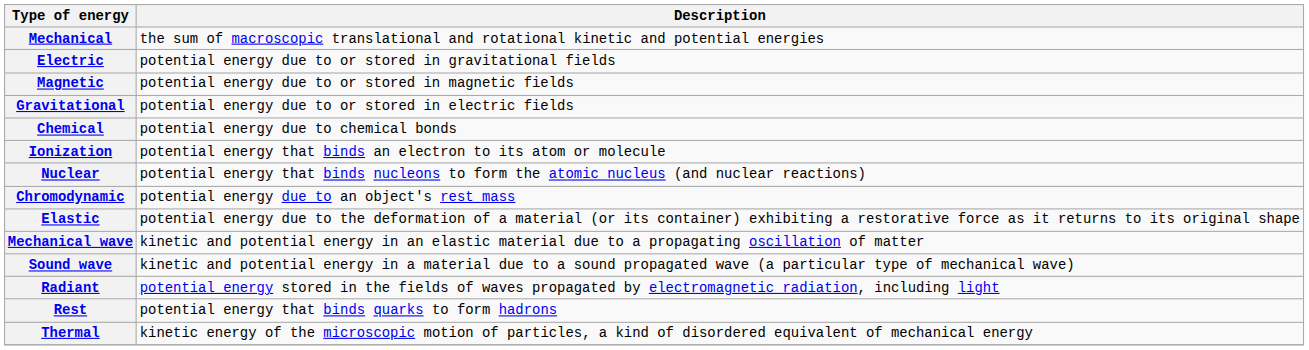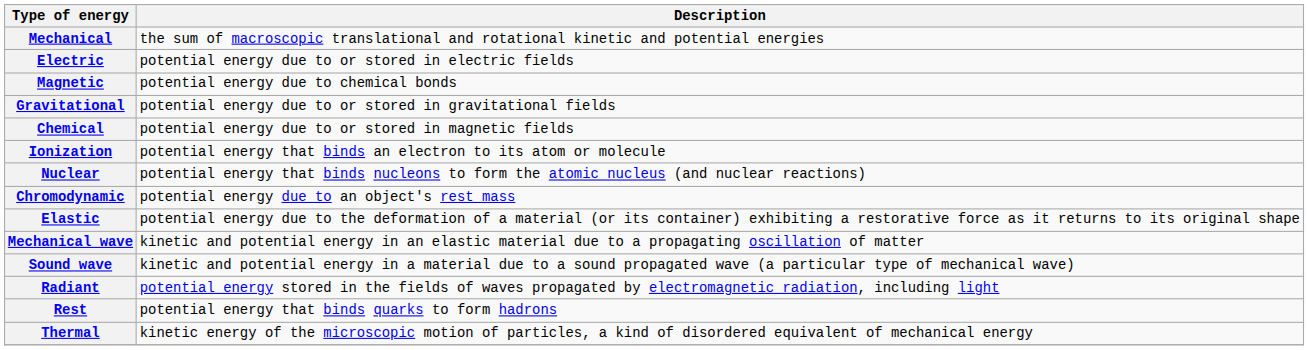(378, 61) potential energy due to or stored in gravitational fields -> (357, 61) potential energy due to or stored in electric fields
(357, 84) potential energy due to or stored in magnetic fields -> (298, 84) potential energy due to chemical bonds
(357, 107) potential energy due to or stored in electric fields -> (378, 107) potential energy due to or stored in gravitational fields
(298, 129) potential energy due to chemical bonds -> (357, 129) potential energy due to or stored in magnetic fields
